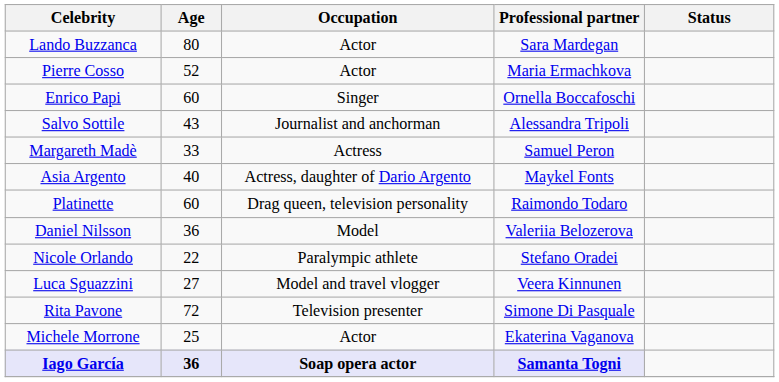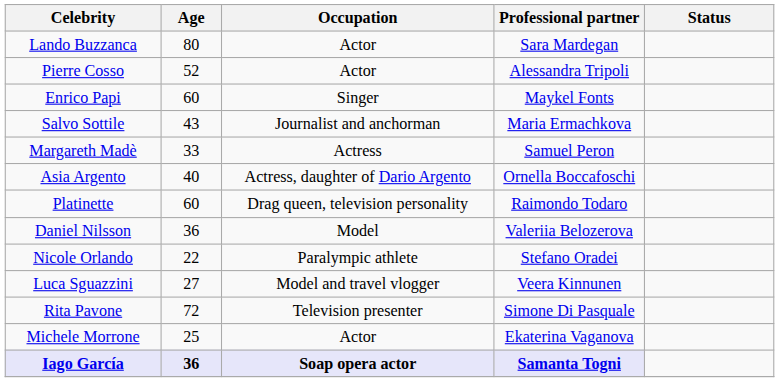(569, 70) Maria Ermachkova -> (569, 70) Alessandra Tripoli
(569, 97) Ornella Boccafoschi -> (569, 97) Maykel Fonts
(569, 124) Alessandra Tripoli -> (569, 124) Maria Ermachkova
(569, 177) Maykel Fonts -> (569, 177) Ornella Boccafoschi
